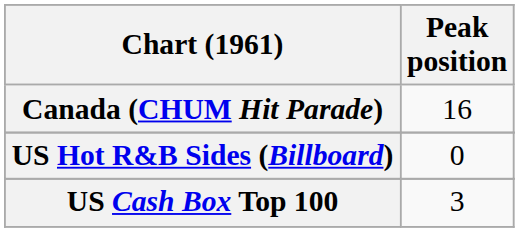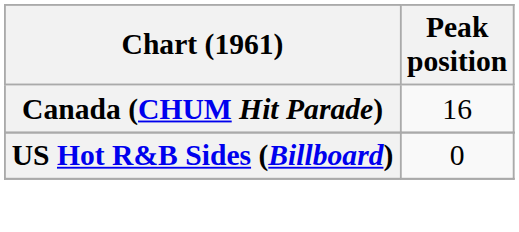- row: (203, 202)
